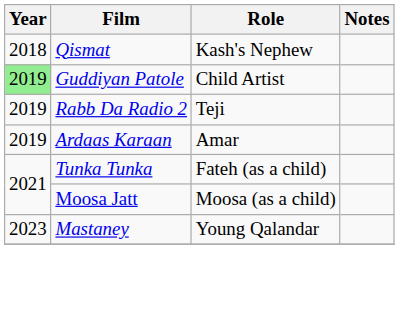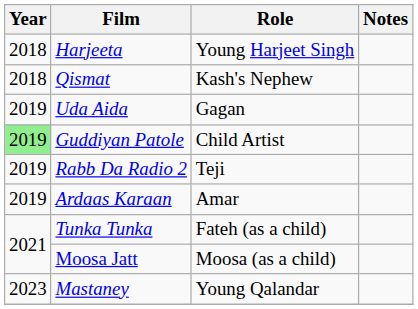+ row: (89, 49)
+ row: (92, 109)
